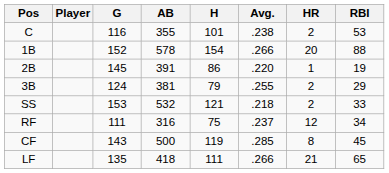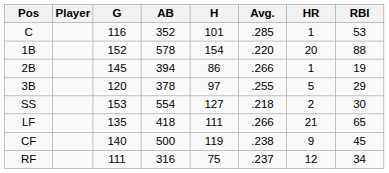(166, 31) 355 -> (166, 31) 352
(263, 31) .238 -> (263, 31) .285
(311, 31) 2 -> (311, 31) 1
(263, 50) .266 -> (263, 50) .220
(166, 68) 391 -> (166, 68) 394
(263, 68) .220 -> (263, 68) .266
(117, 86) 124 -> (117, 86) 120
(166, 86) 381 -> (166, 86) 378
(214, 86) 79 -> (214, 86) 97
(311, 86) 2 -> (311, 86) 5
(166, 104) 532 -> (166, 104) 554
(214, 104) 121 -> (214, 104) 127
(360, 104) 33 -> (360, 104) 30
rows swapped: (29, 159) <-> (29, 123)
(117, 141) 143 -> (117, 141) 140
(263, 141) .285 -> (263, 141) .238
(311, 141) 8 -> (311, 141) 9
